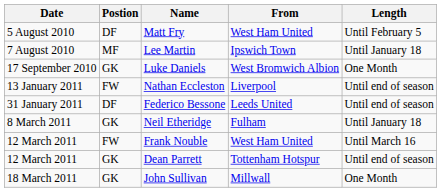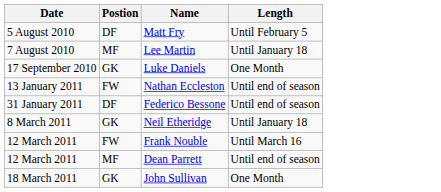- column: (285, 13)
(110, 159) GK -> (110, 159) MF
